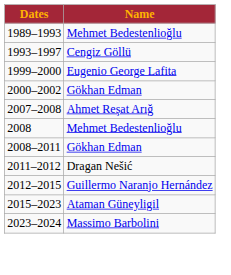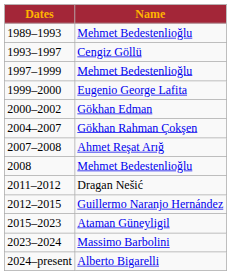+ row: (34, 71)
+ row: (34, 128)
- row: (34, 147)
+ row: (39, 261)
